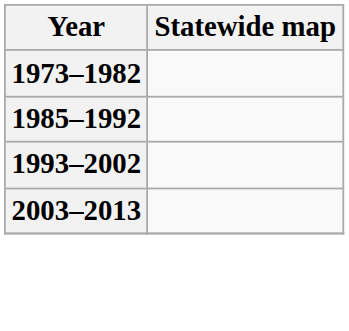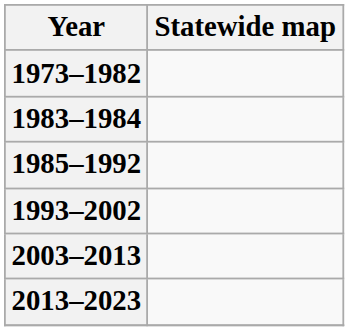+ row: (76, 118)
+ row: (76, 301)
